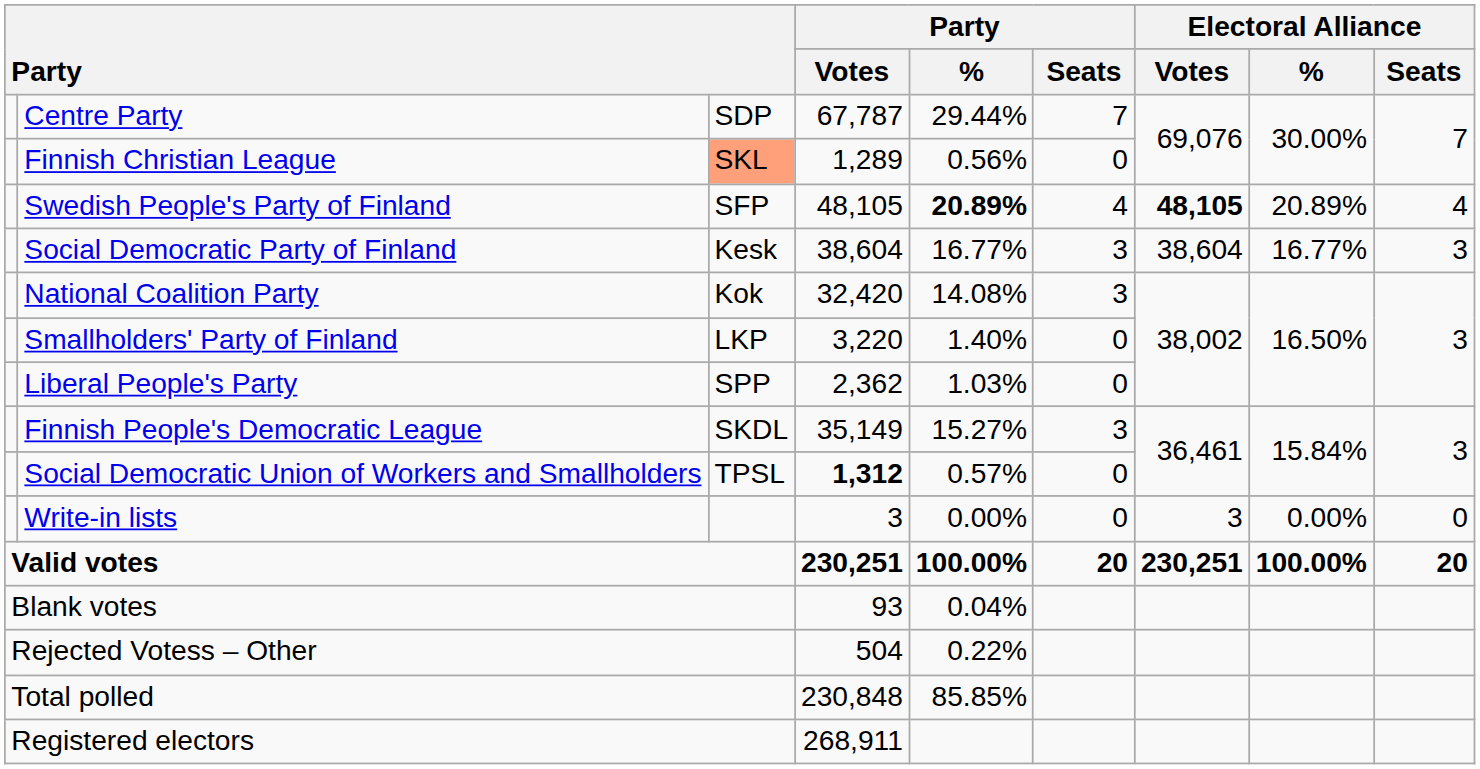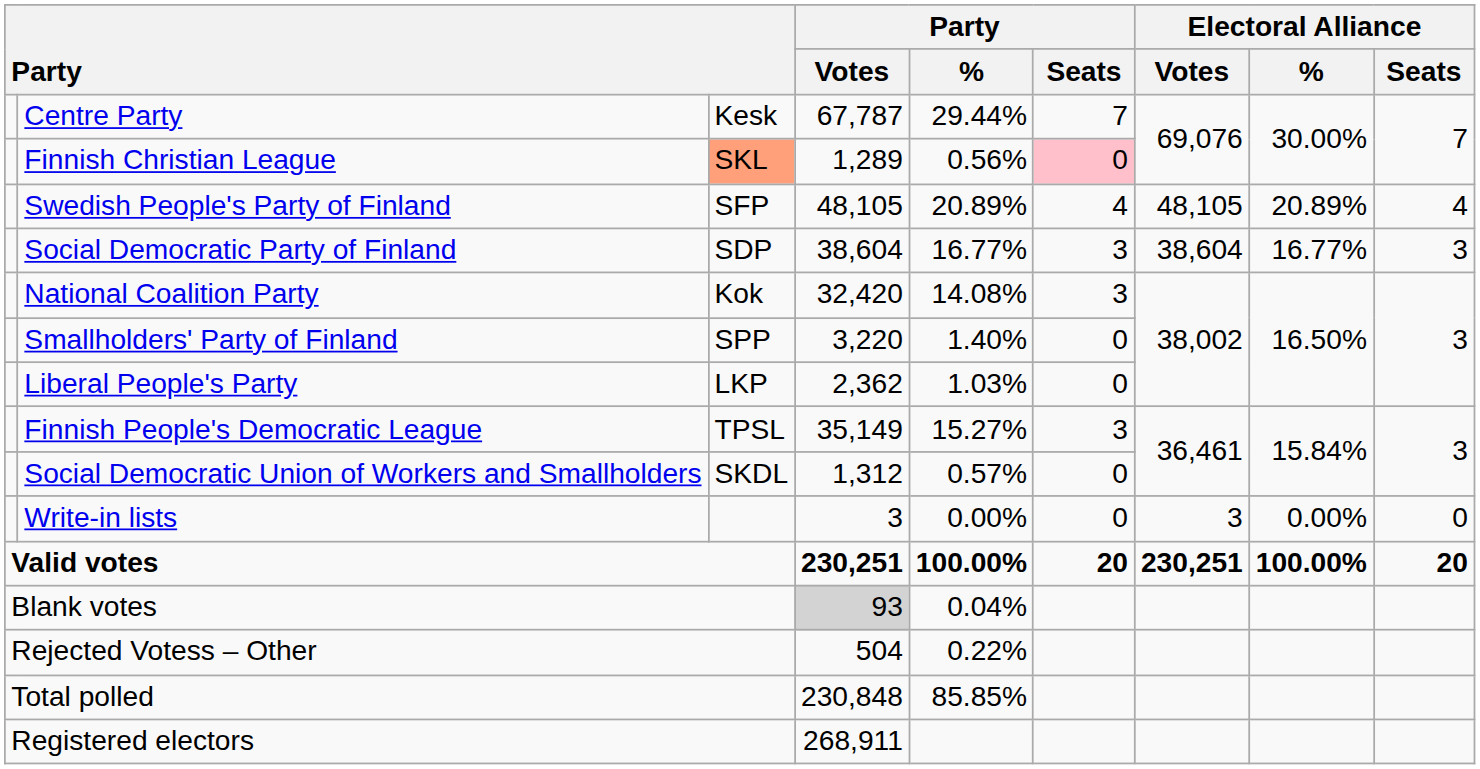(743, 116) SDP -> (746, 116) Kesk
(1120, 160) no background -> (1120, 160) pink background
(979, 205) bold -> (979, 205) normal
(1200, 205) bold -> (1200, 205) normal
(746, 250) Kesk -> (743, 250) SDP
(741, 339) LKP -> (743, 339) SPP
(743, 384) SPP -> (741, 384) LKP
(751, 428) SKDL -> (750, 428) TPSL
(750, 473) TPSL -> (751, 473) SKDL
(868, 473) bold -> (868, 473) normal
(887, 607) no background -> (887, 607) lightgrey background
